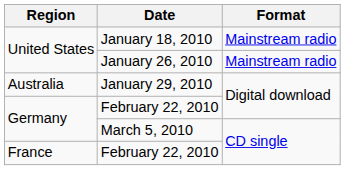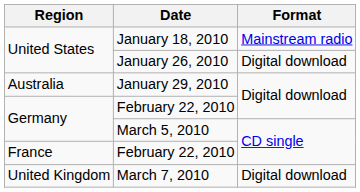(281, 61) Mainstream radio -> (294, 61) Digital download
+ row: (59, 175)
